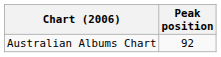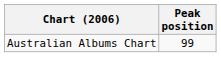(188, 43) 92 -> (188, 43) 99
